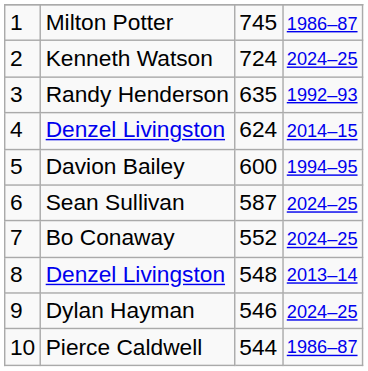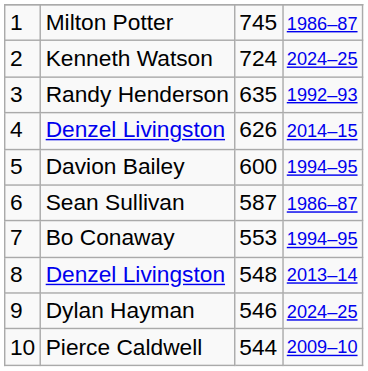(258, 130) 624 -> (258, 130) 626
(322, 203) 2024–25 -> (322, 203) 1986–87
(258, 238) 552 -> (258, 238) 553
(322, 239) 2024–25 -> (322, 239) 1994–95
(322, 347) 1986–87 -> (322, 347) 2009–10
